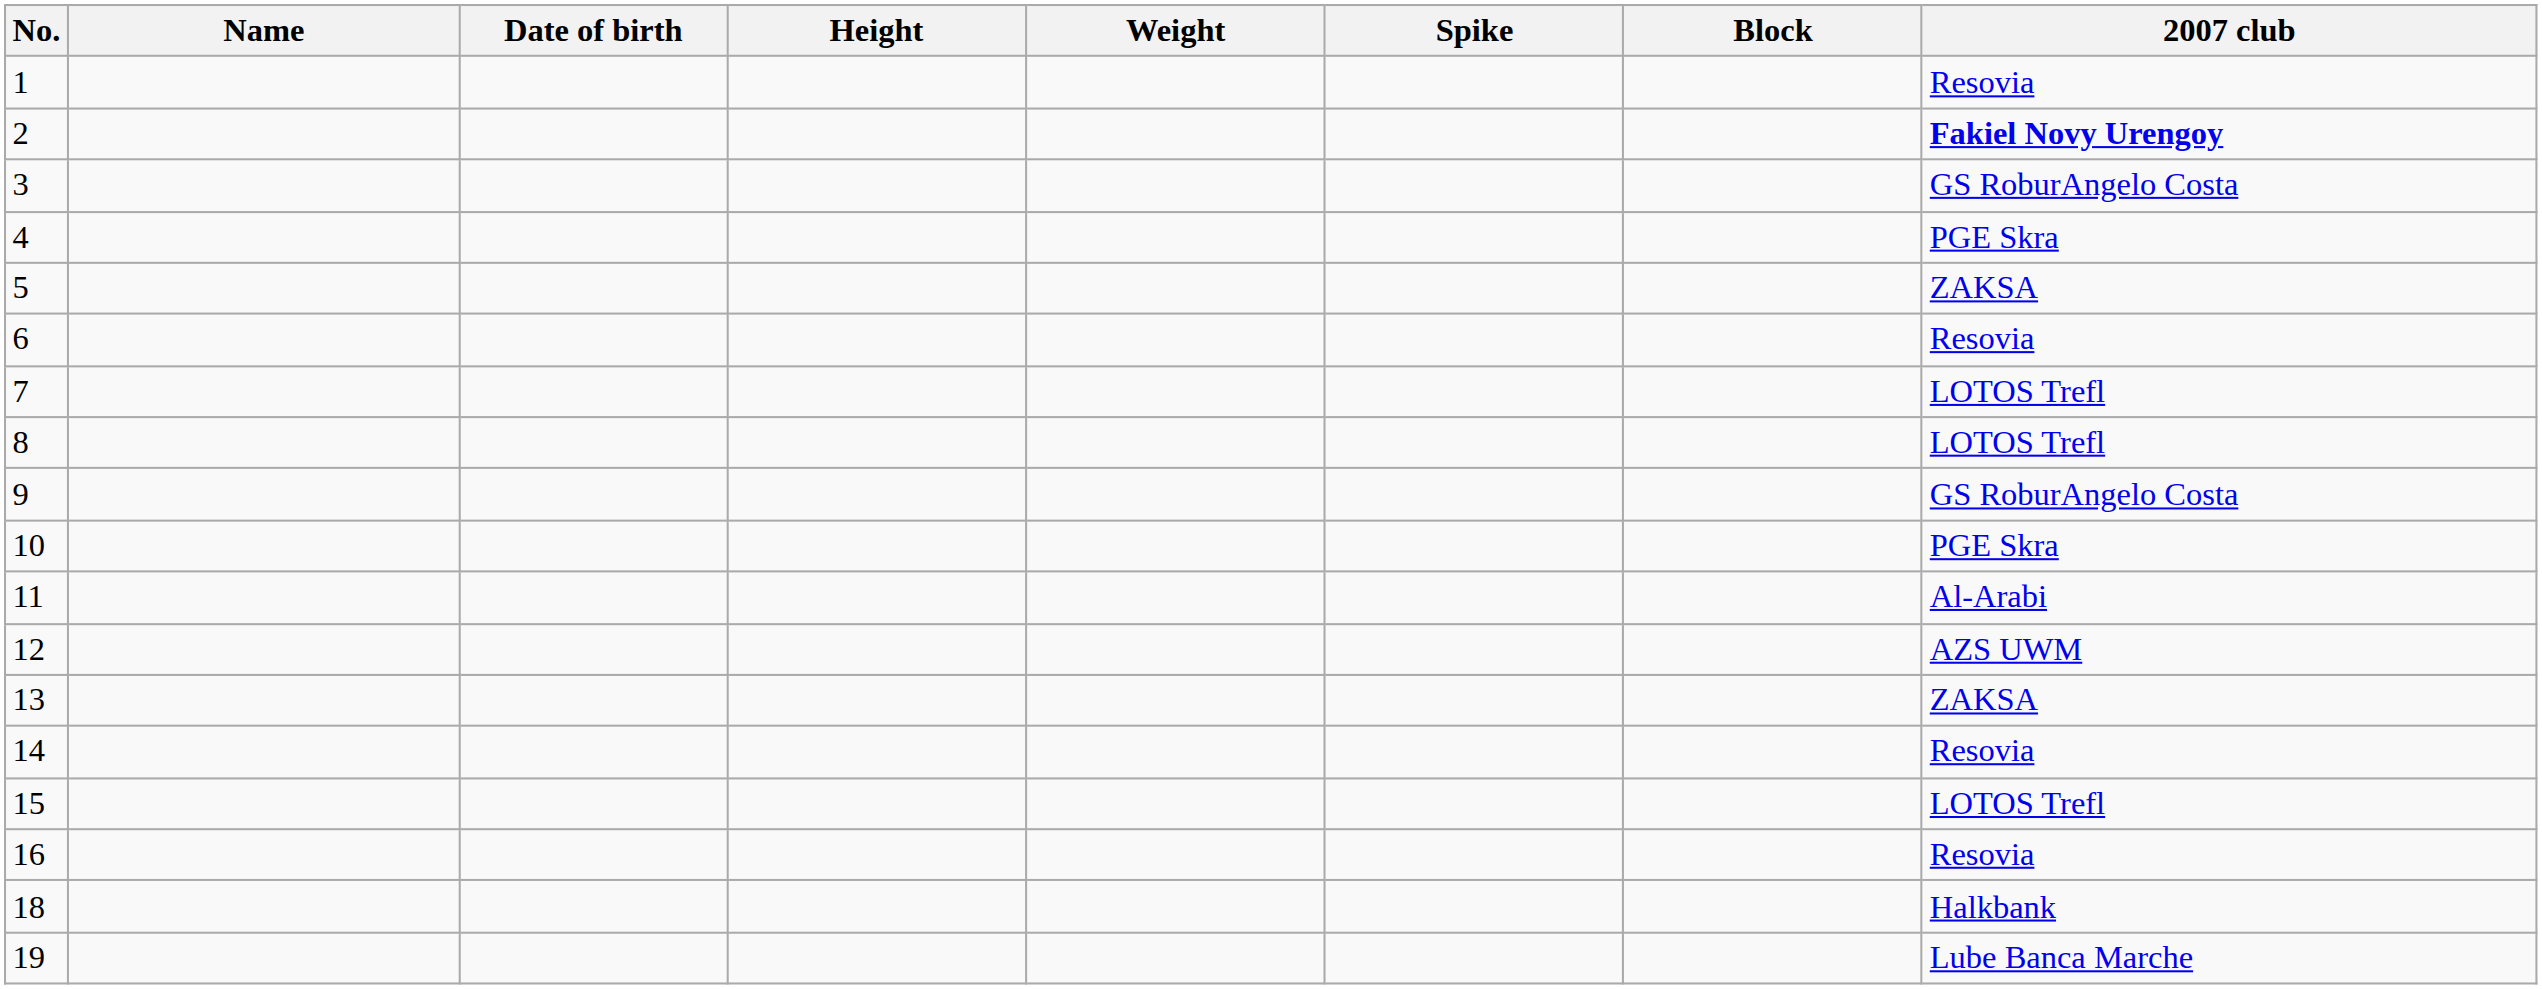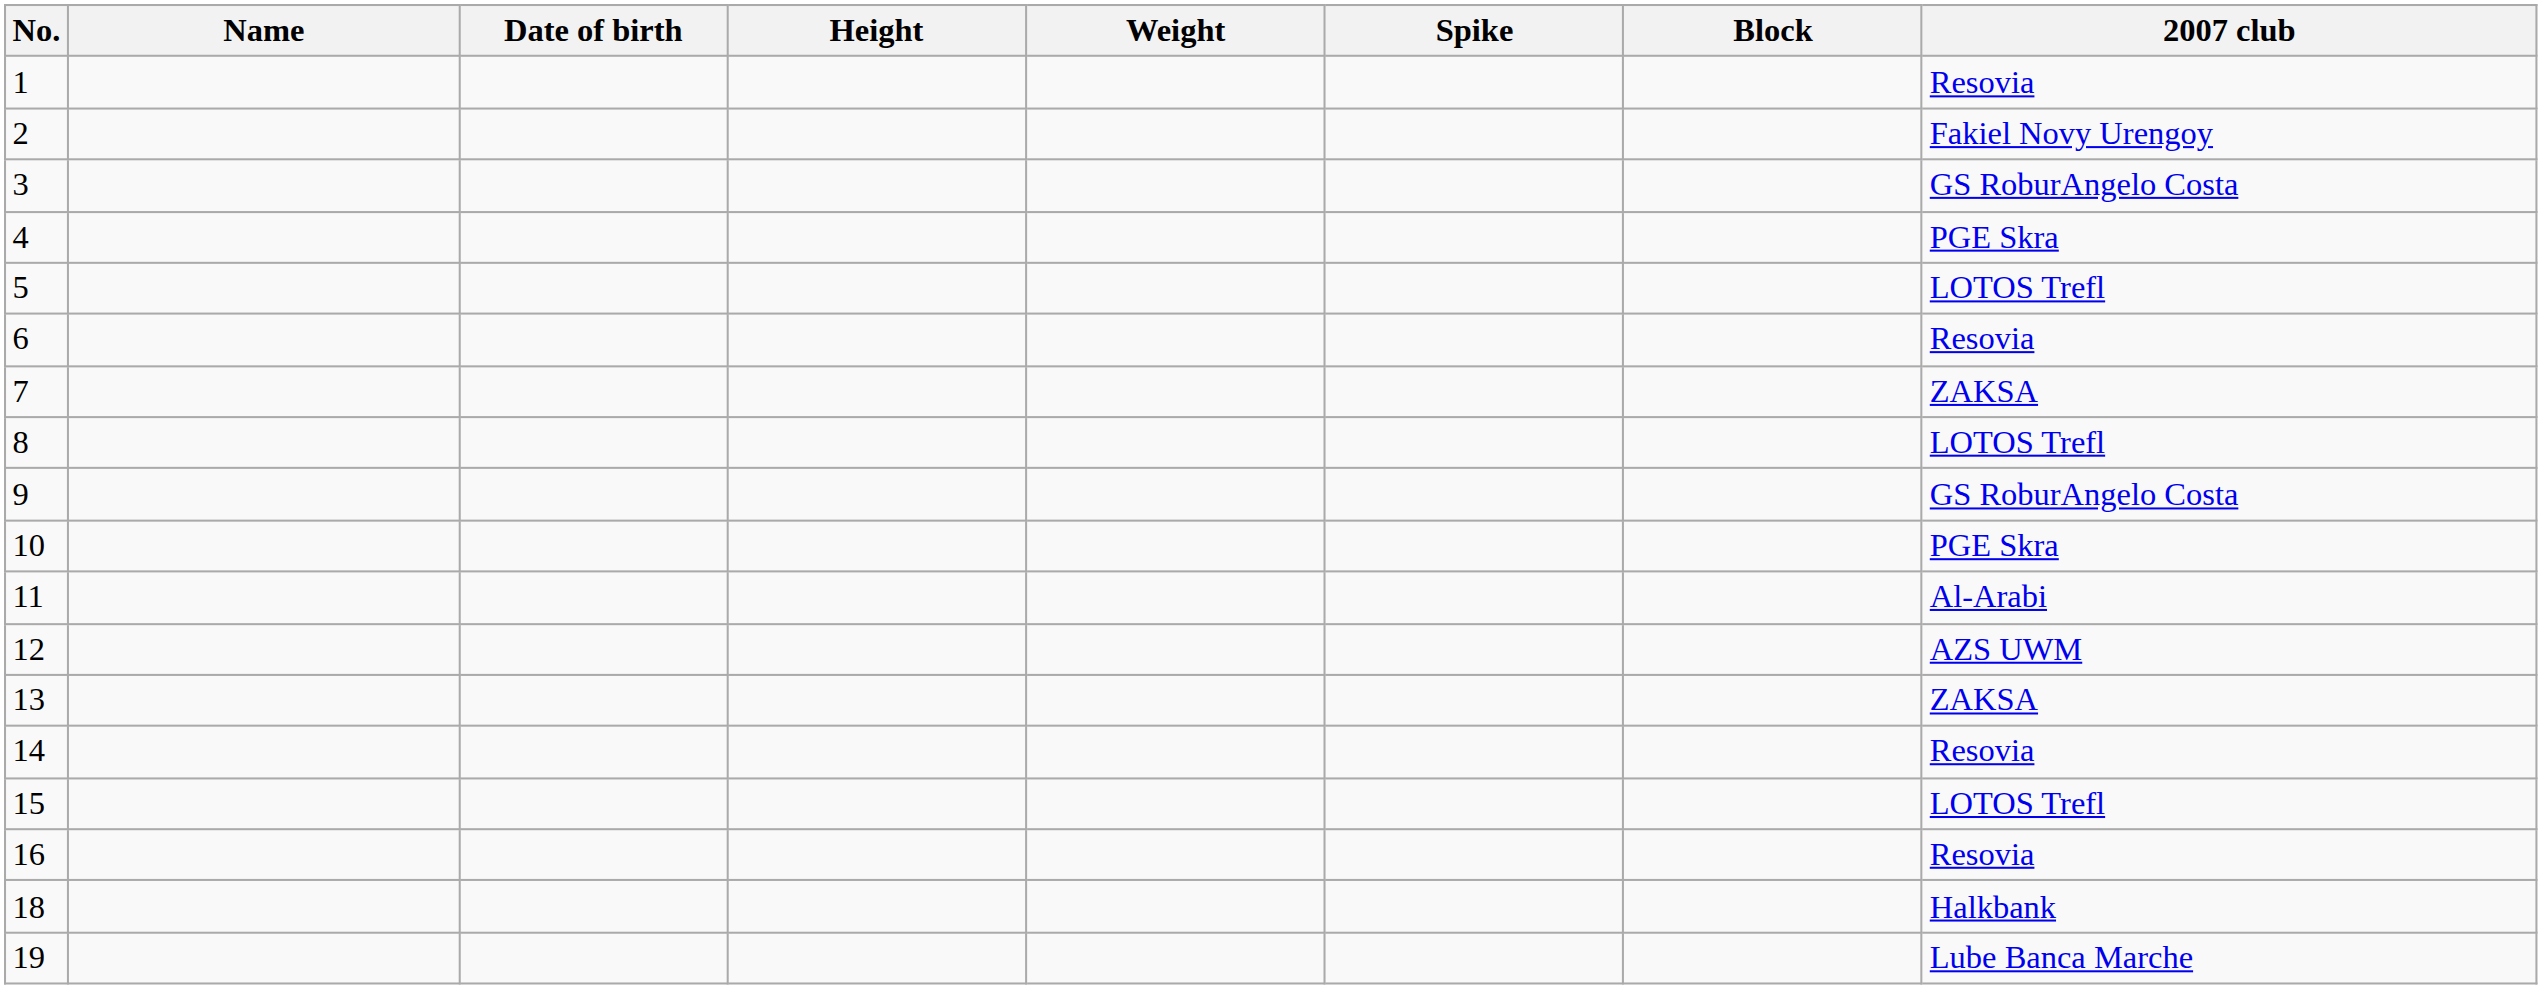(2077, 133) bold -> (2071, 133) normal
(1984, 287) ZAKSA -> (2017, 287) LOTOS Trefl
(2017, 390) LOTOS Trefl -> (1984, 390) ZAKSA
